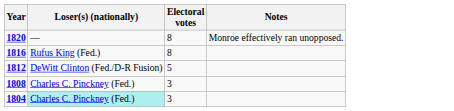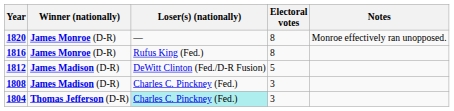+ column: (79, 17)
